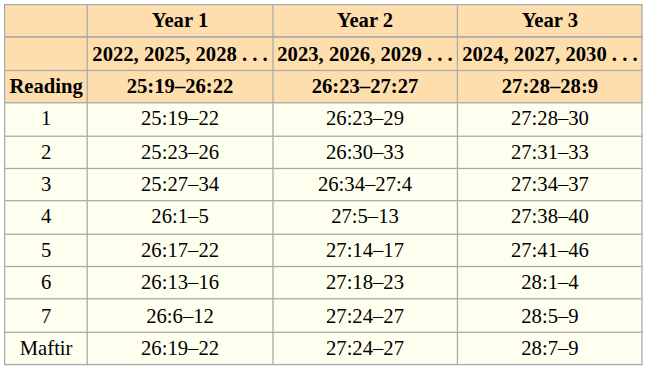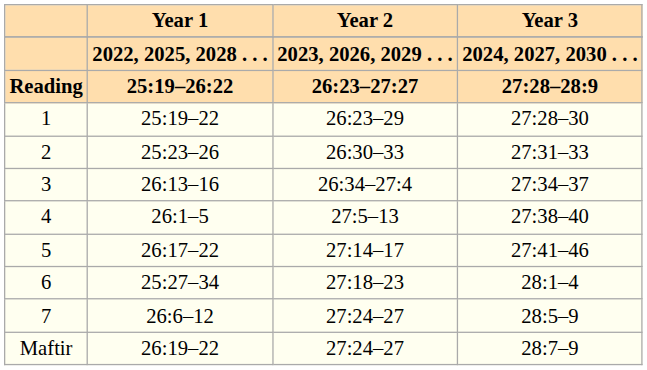(180, 184) 25:27–34 -> (180, 184) 26:13–16
(180, 282) 26:13–16 -> (180, 282) 25:27–34
